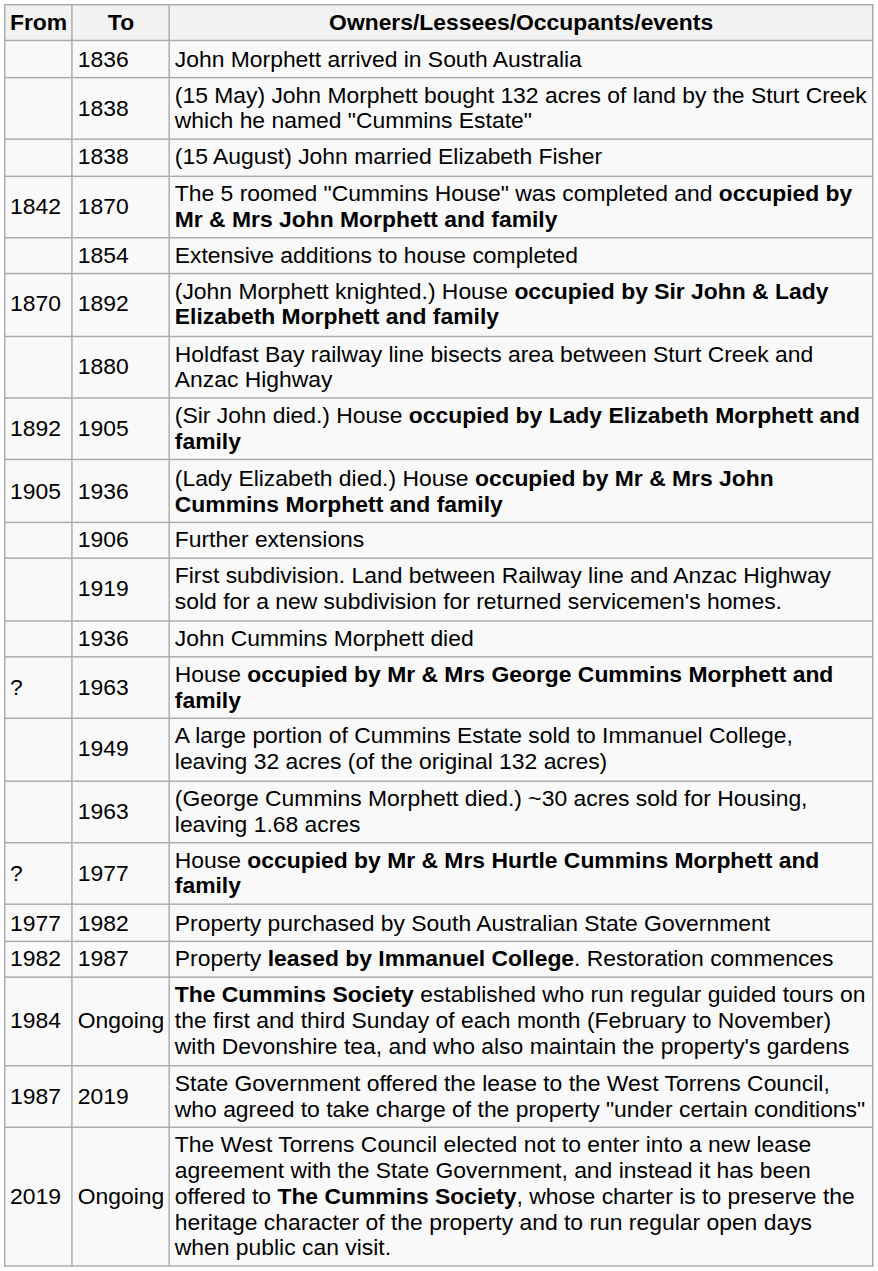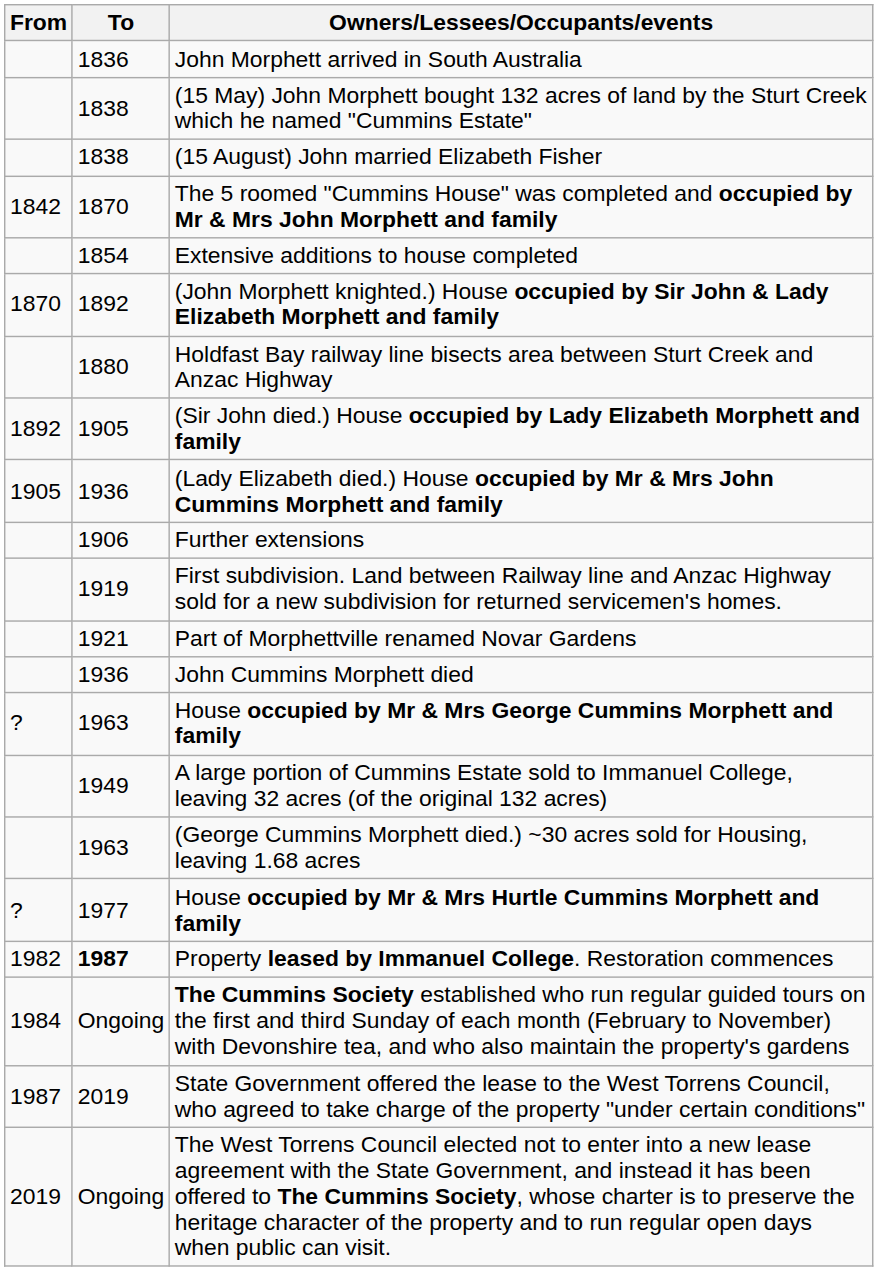+ row: (406, 638)
- row: (472, 922)
(103, 958) normal -> (103, 958) bold
